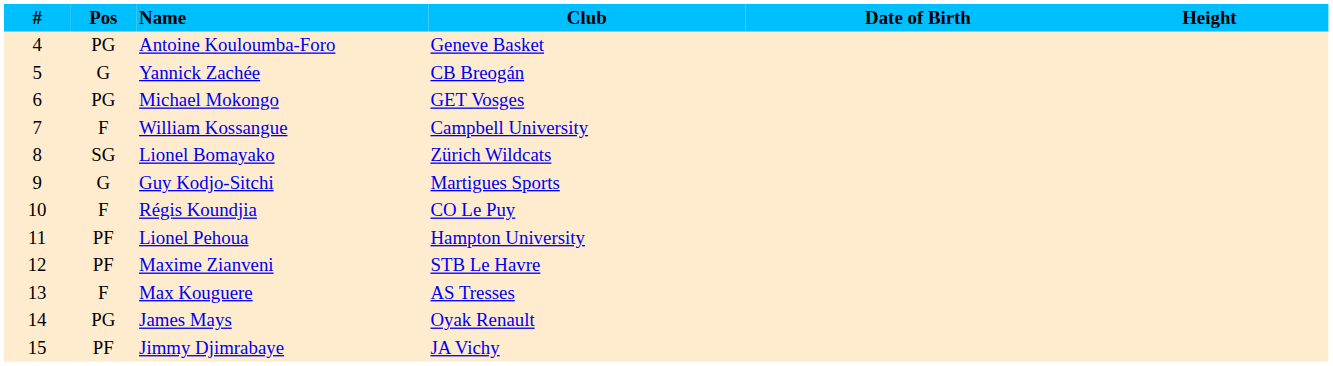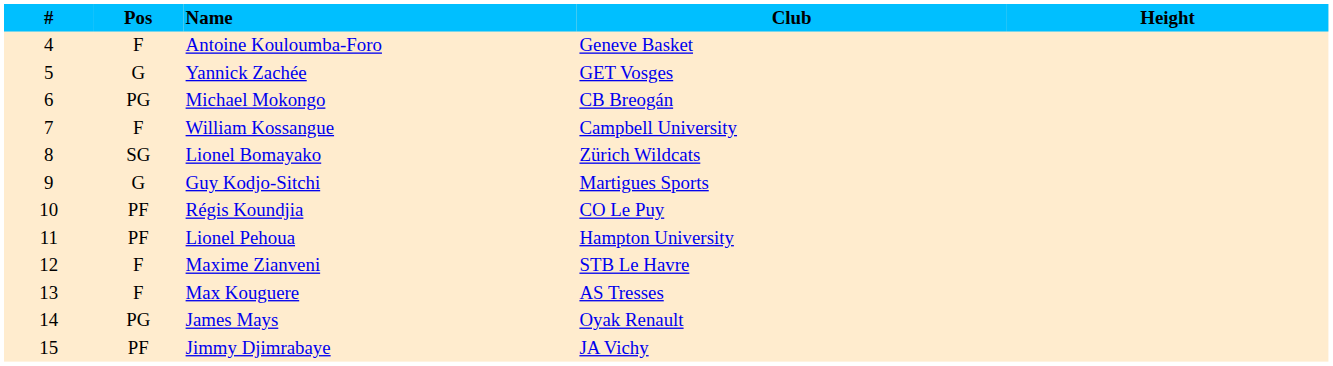- column: (918, 17)
(103, 45) PG -> (138, 45) F
(477, 72) CB Breogán -> (626, 72) GET Vosges
(477, 100) GET Vosges -> (626, 100) CB Breogán
(103, 210) F -> (138, 210) PF
(103, 265) PF -> (138, 265) F
